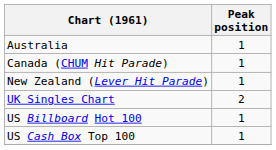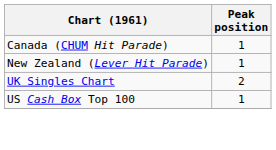- row: (37, 45)
- row: (74, 118)
